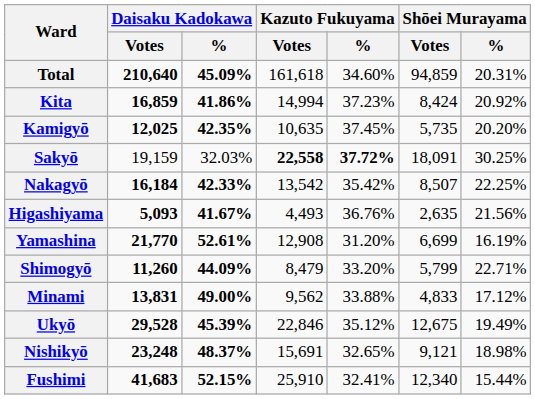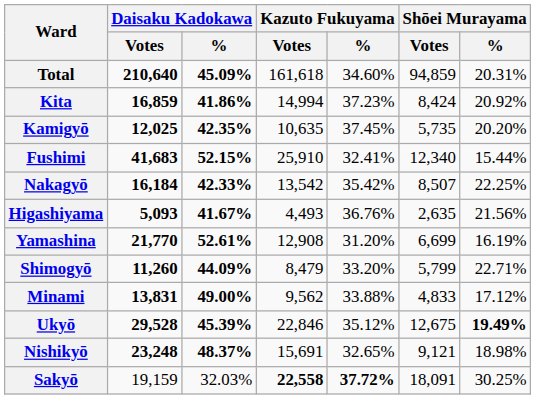rows swapped: (56, 157) <-> (56, 379)
(501, 324) normal -> (499, 324) bold
